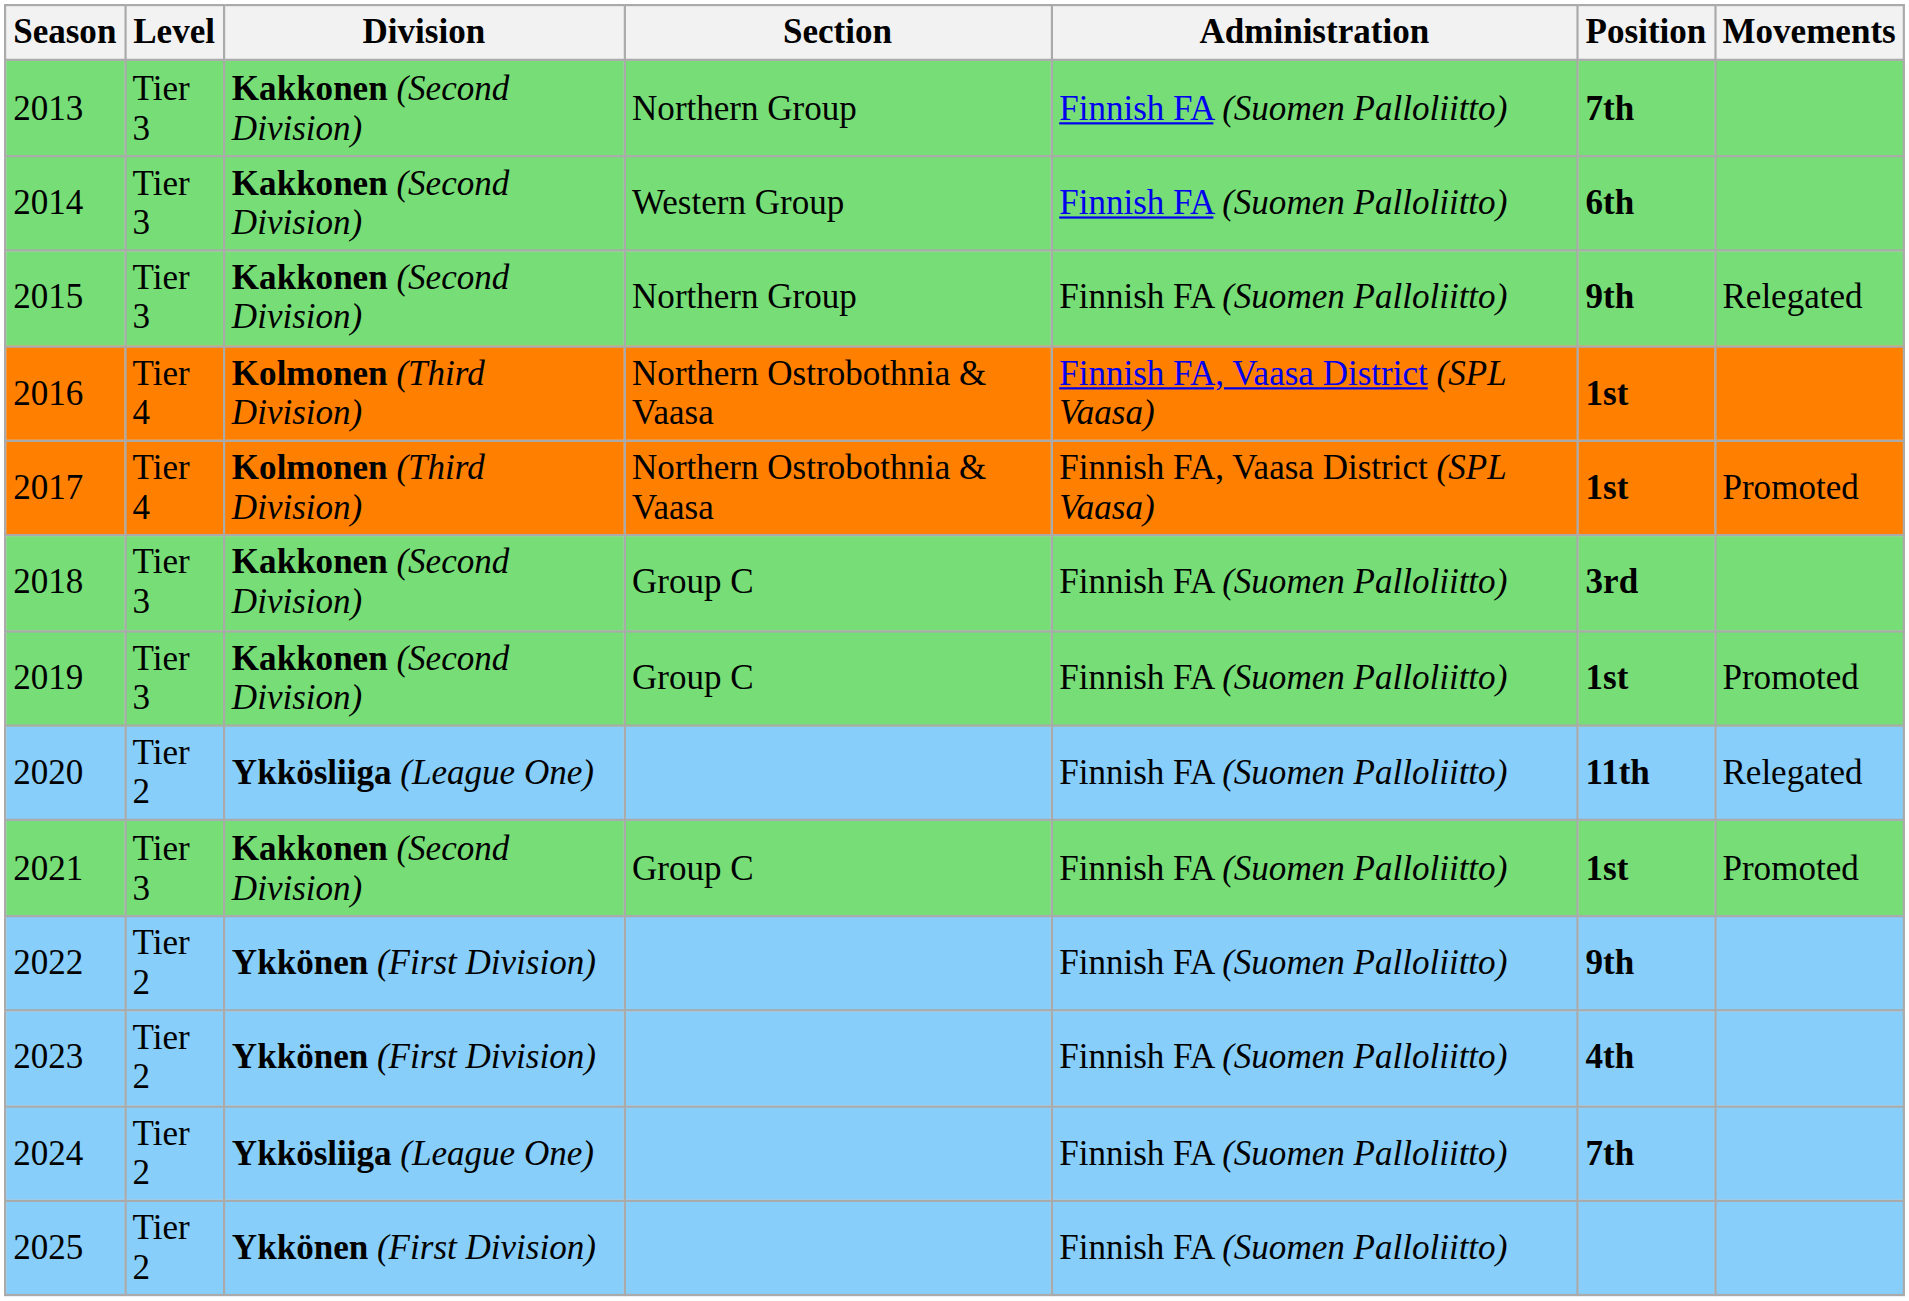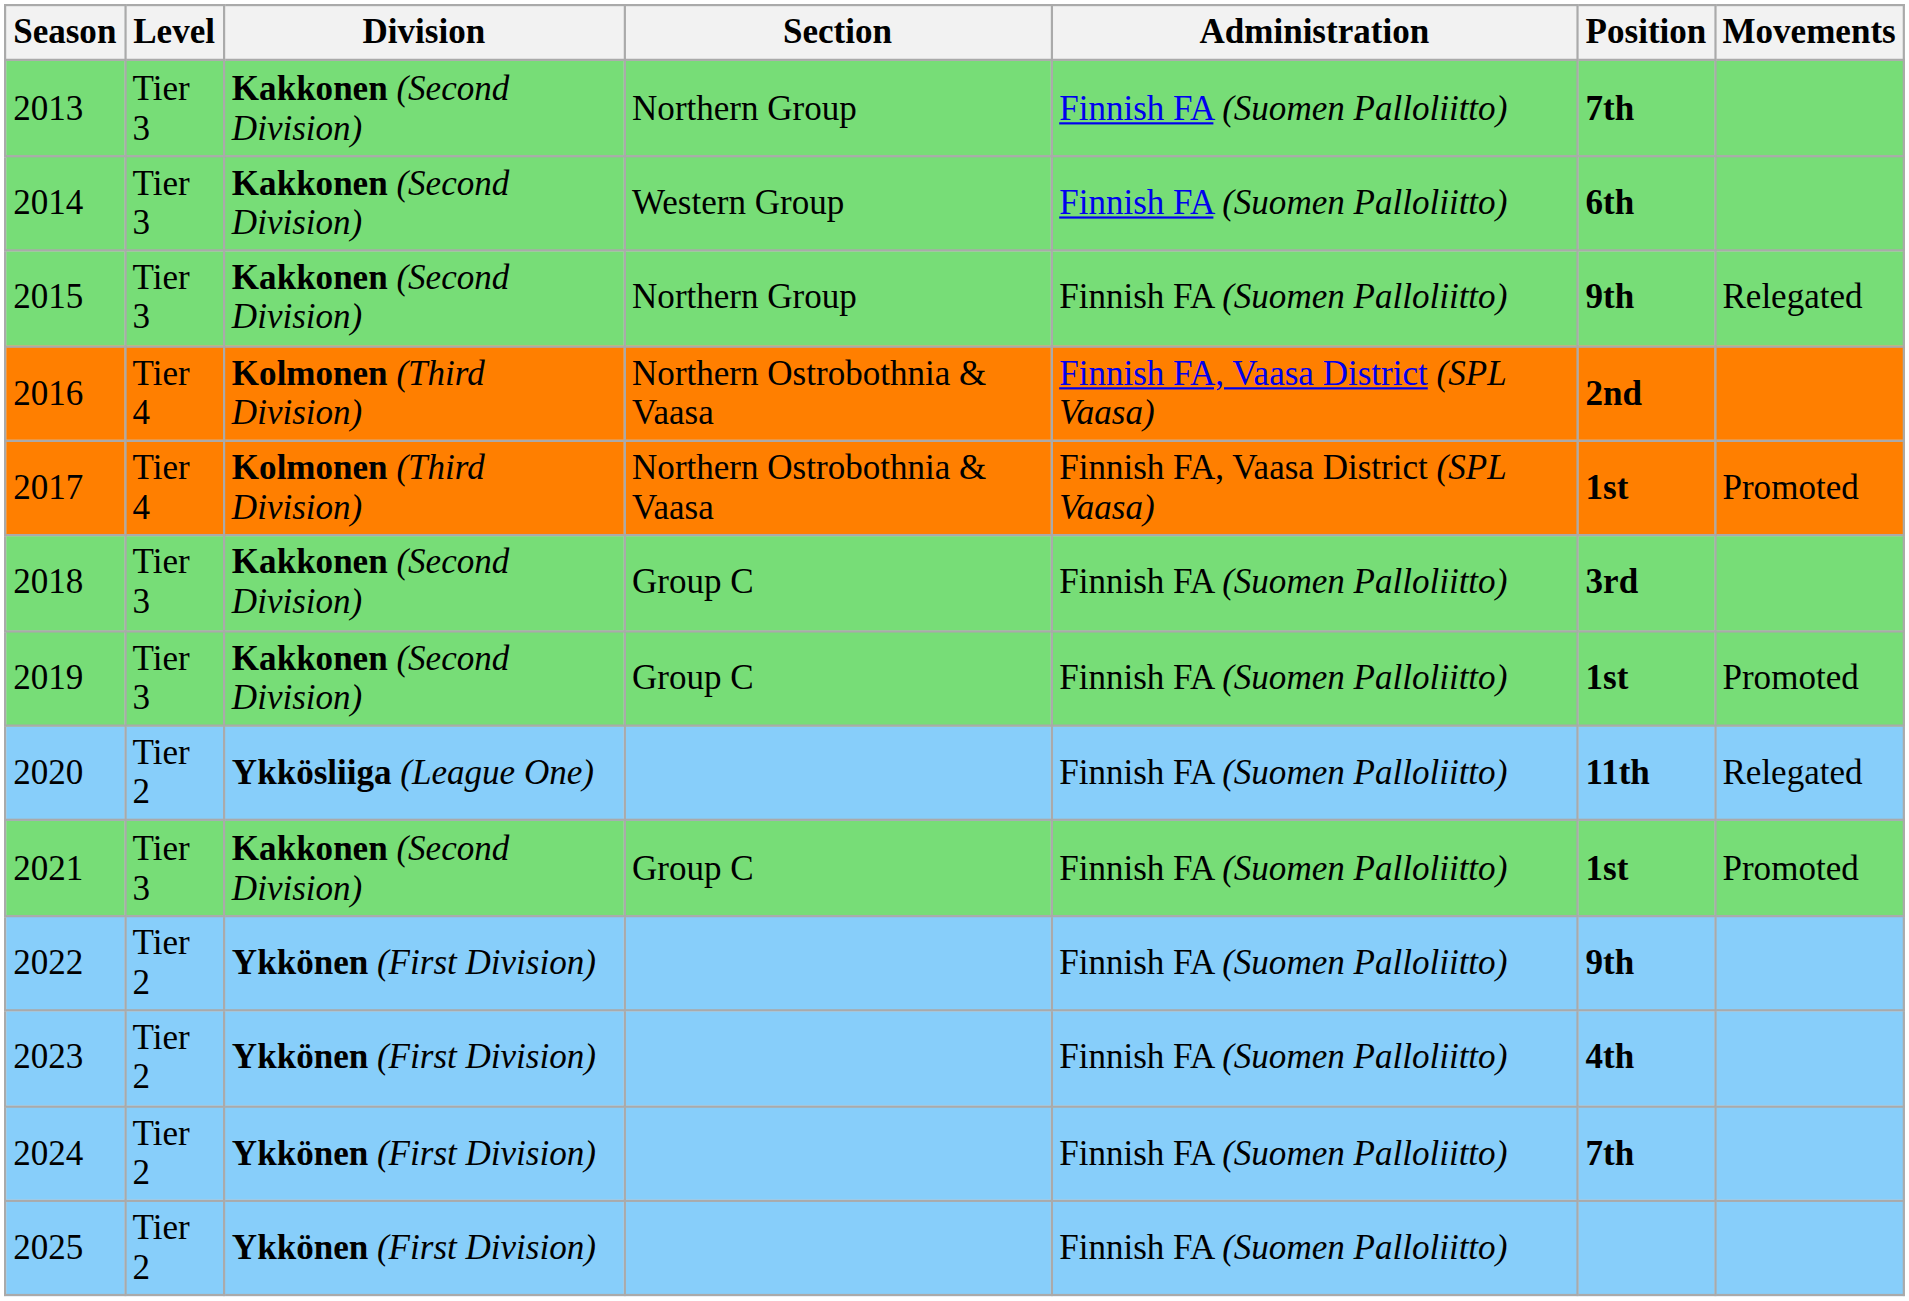(1607, 392) 1st -> (1614, 392) 2nd
(413, 1152) Ykkösliiga (League One) -> (414, 1152) Ykkönen (First Division)
